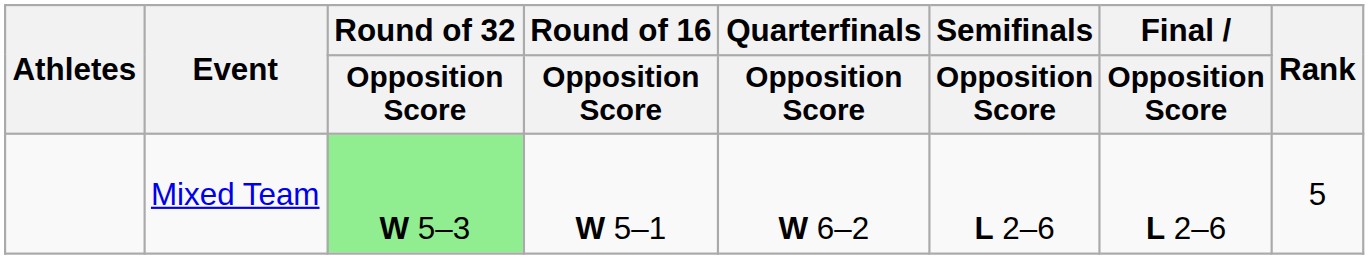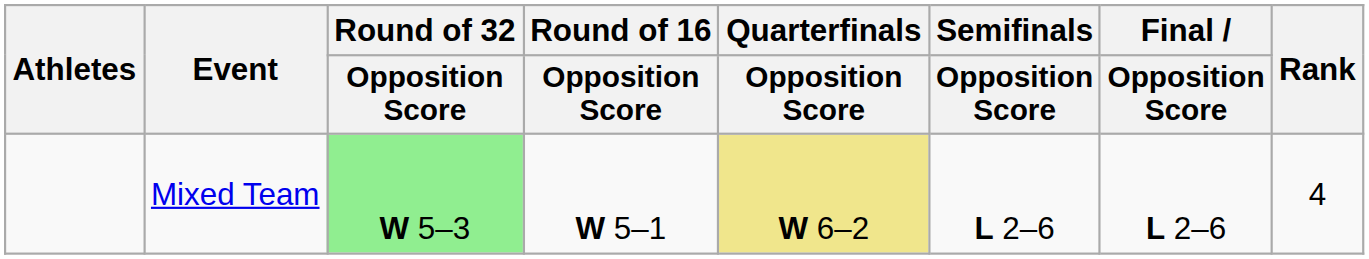(824, 229) no background -> (824, 229) khaki background
(1317, 194) 5 -> (1317, 194) 4
